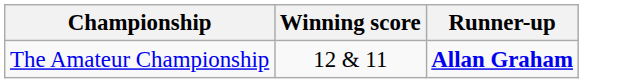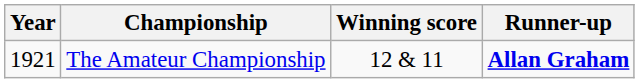+ column: (33, 22)
